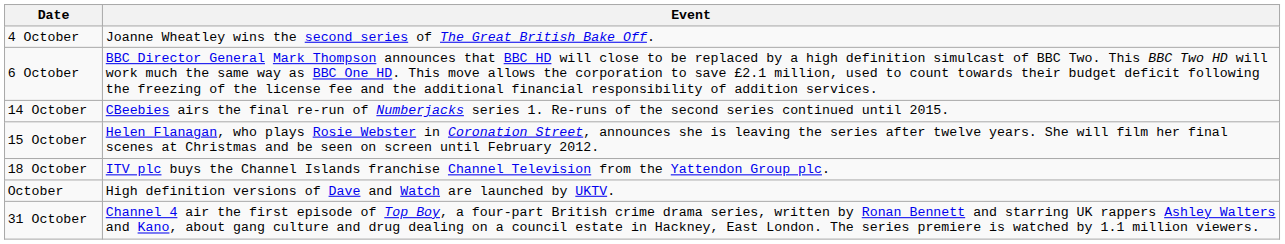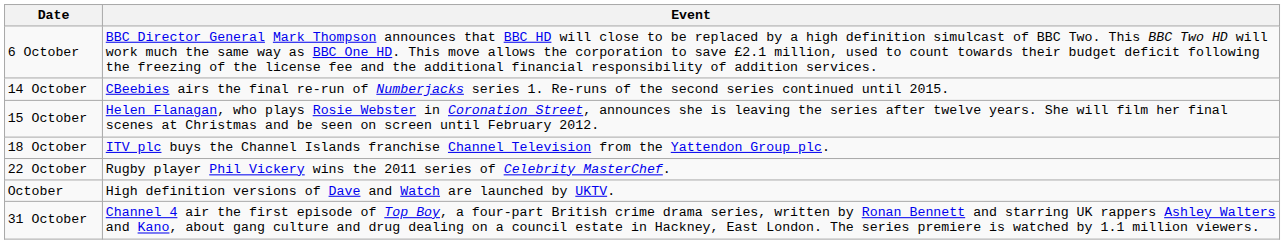- row: (43, 37)
+ row: (47, 169)
